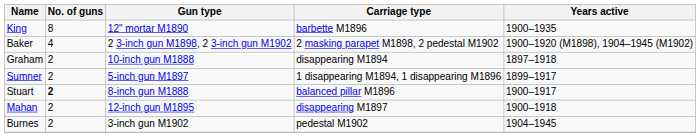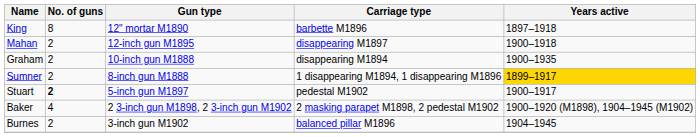(531, 28) 1900–1935 -> (531, 28) 1897–1918
rows swapped: (22, 108) <-> (20, 44)
(531, 60) 1897–1918 -> (531, 60) 1900–1935
(148, 76) 5-inch gun M1897 -> (148, 76) 8-inch gun M1888
(531, 76) no background -> (531, 76) gold background
(148, 92) 8-inch gun M1888 -> (148, 92) 5-inch gun M1897
(346, 92) balanced pillar M1896 -> (332, 92) pedestal M1902
(332, 124) pedestal M1902 -> (346, 124) balanced pillar M1896
